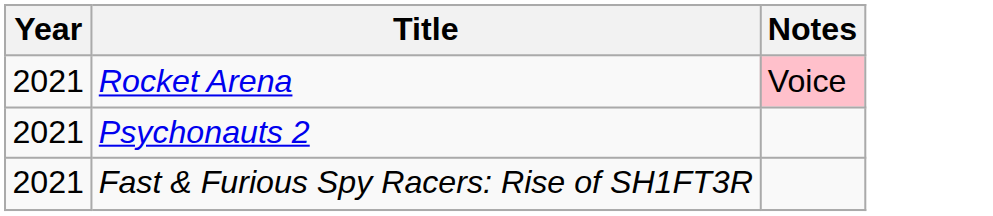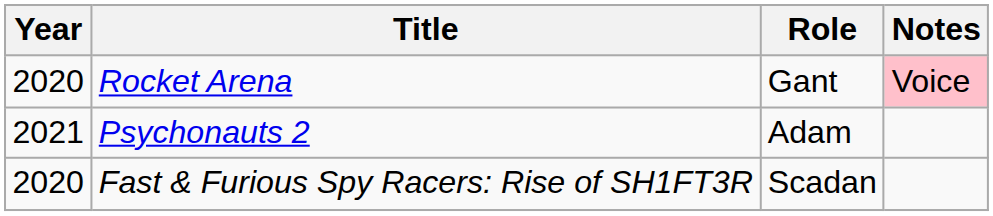+ column: (822, 30)
(48, 81) 2021 -> (48, 81) 2020
(48, 183) 2021 -> (48, 183) 2020
